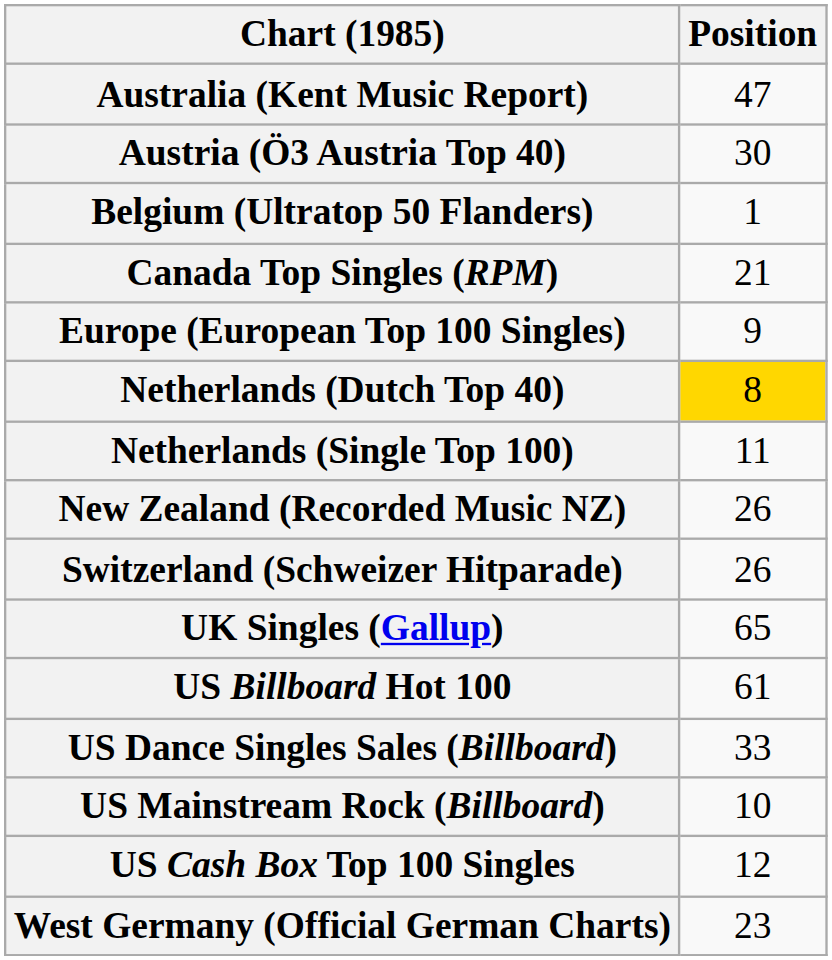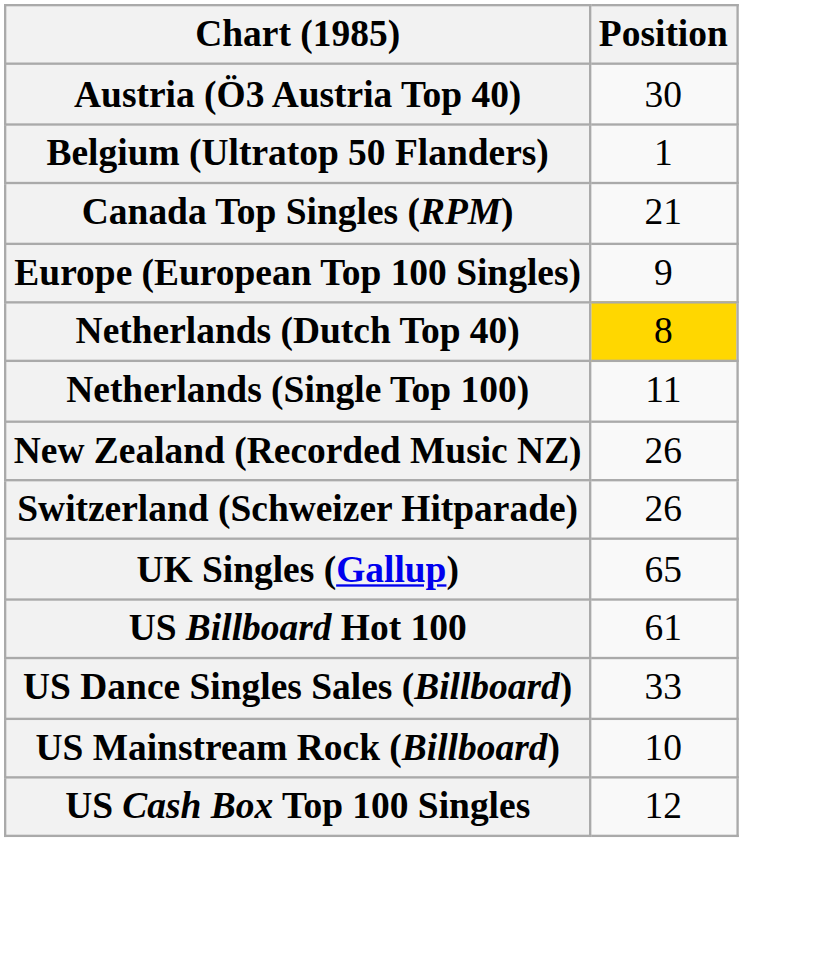- row: (342, 93)
- row: (342, 924)
